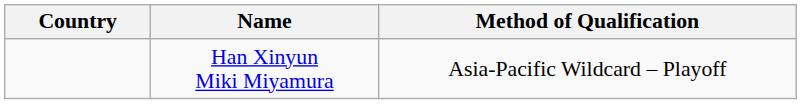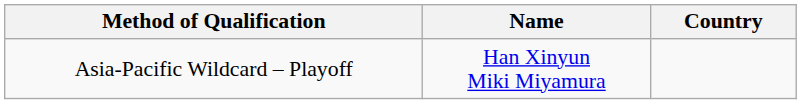columns swapped: (78, 21) <-> (587, 21)
